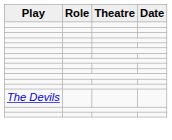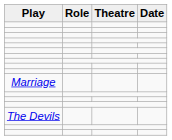+ row: (33, 82)
